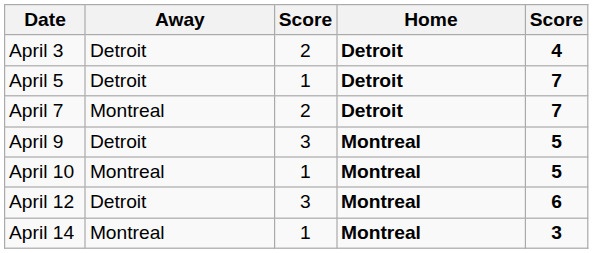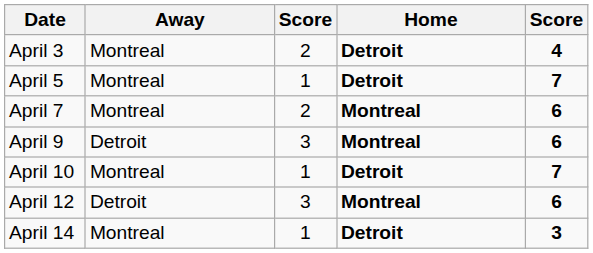(118, 50) Detroit -> (127, 50) Montreal
(118, 80) Detroit -> (127, 80) Montreal
(372, 111) Detroit -> (381, 111) Montreal
(556, 111) 7 -> (556, 111) 6
(556, 141) 5 -> (556, 141) 6
(381, 171) Montreal -> (372, 171) Detroit
(556, 171) 5 -> (556, 171) 7
(381, 232) Montreal -> (372, 232) Detroit
